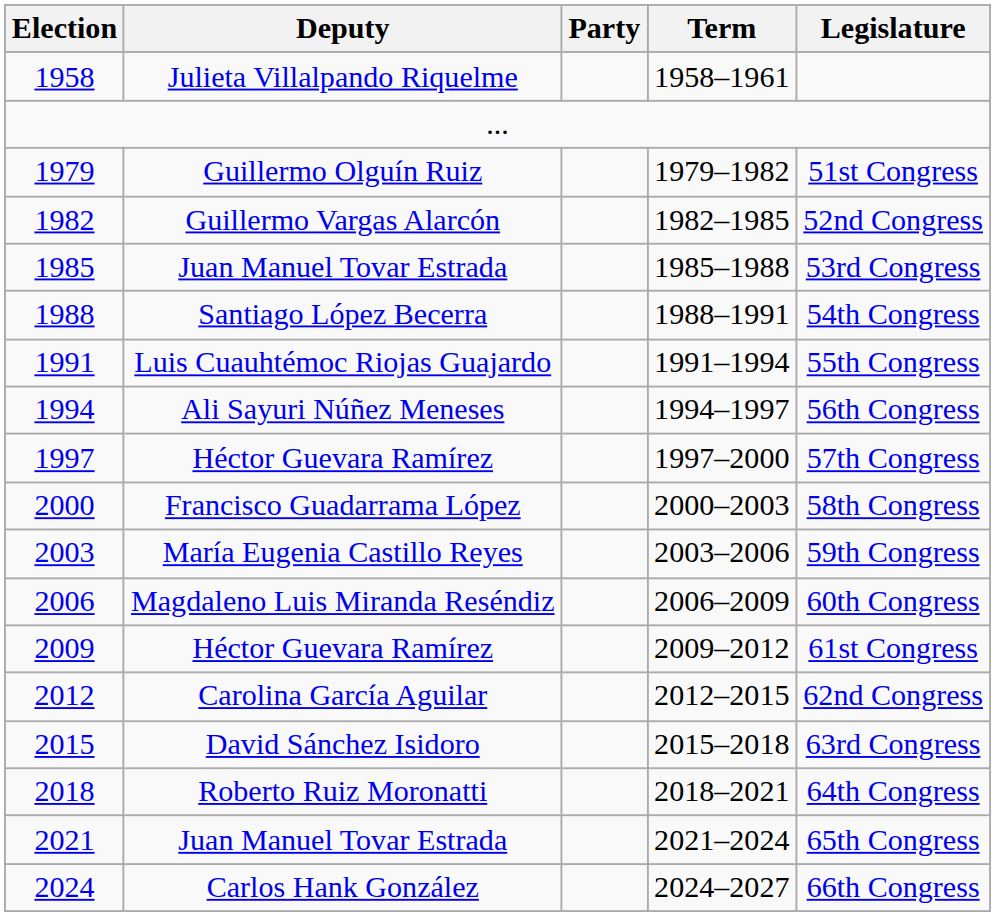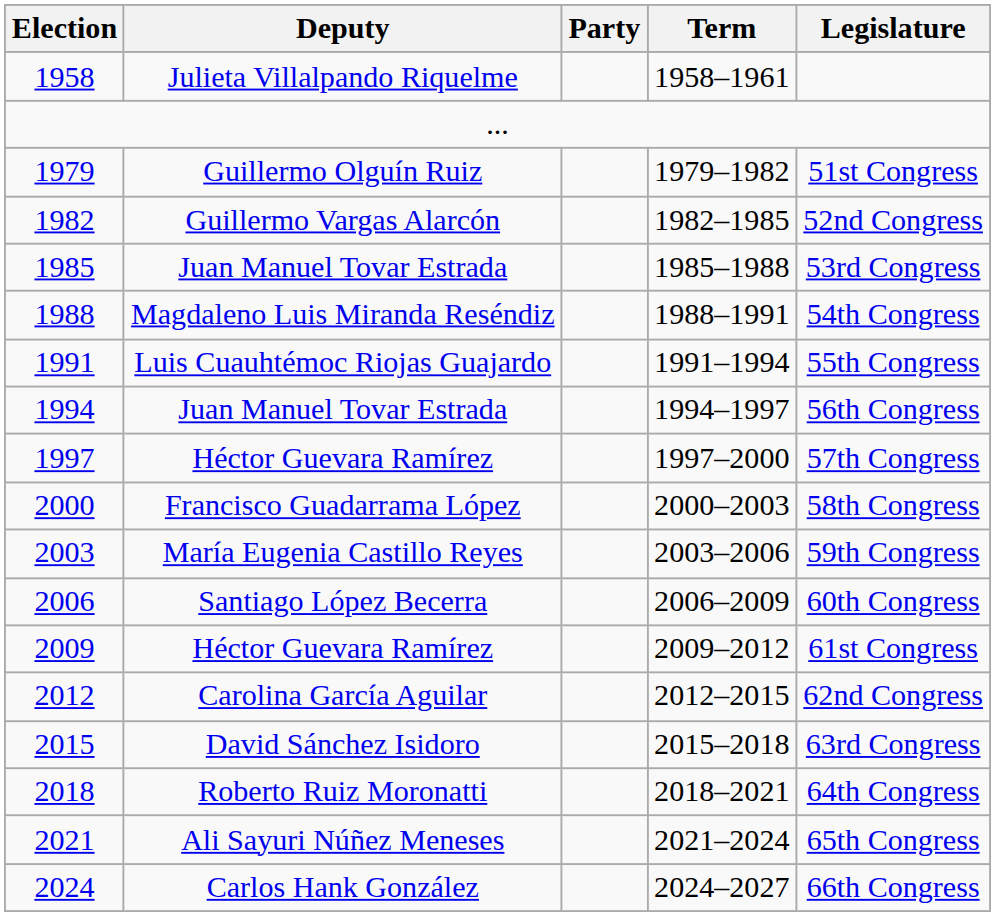(343, 314) Santiago López Becerra -> (343, 314) Magdaleno Luis Miranda Reséndiz
(343, 409) Ali Sayuri Núñez Meneses -> (343, 409) Juan Manuel Tovar Estrada
(343, 600) Magdaleno Luis Miranda Reséndiz -> (343, 600) Santiago López Becerra
(343, 839) Juan Manuel Tovar Estrada -> (343, 839) Ali Sayuri Núñez Meneses
